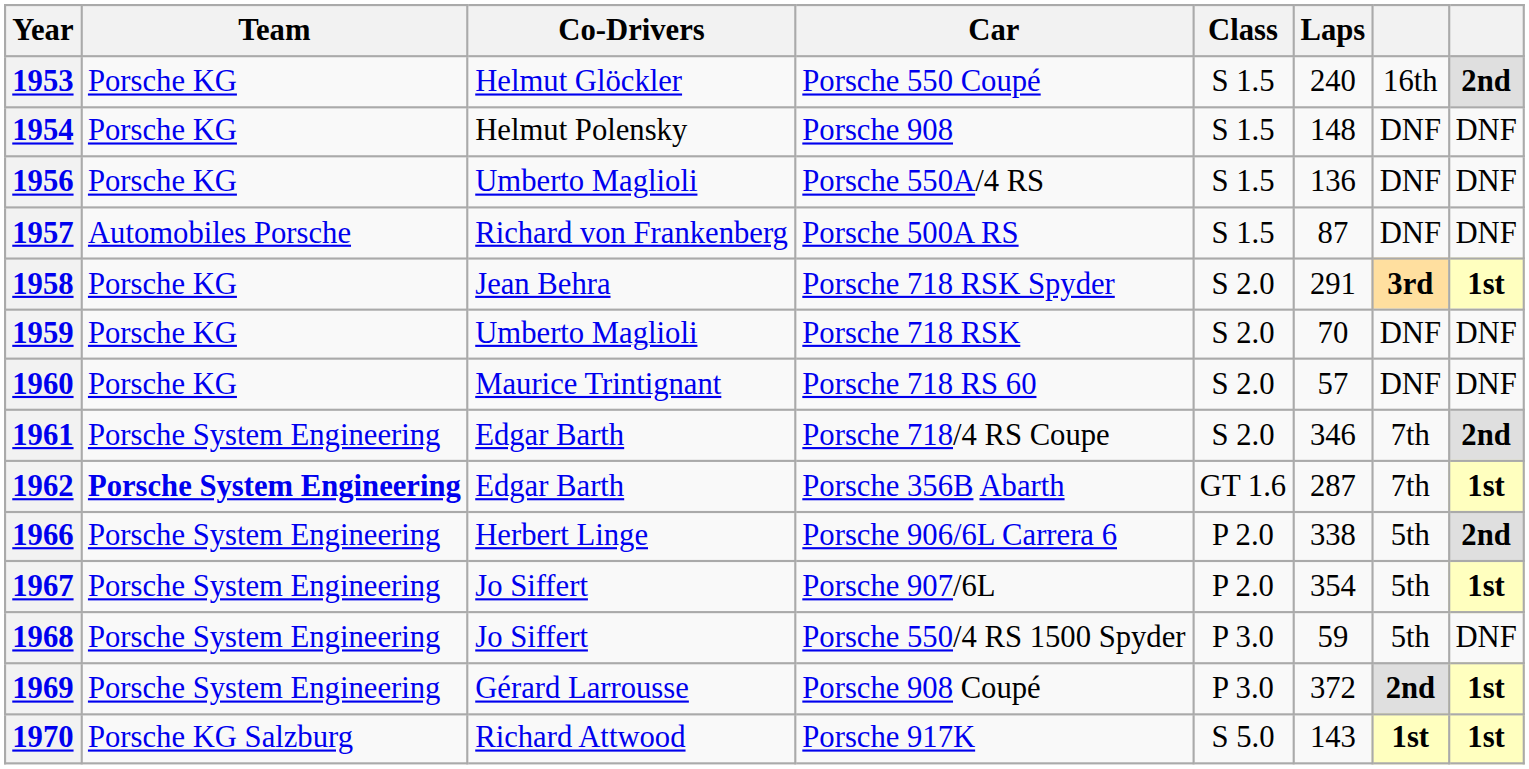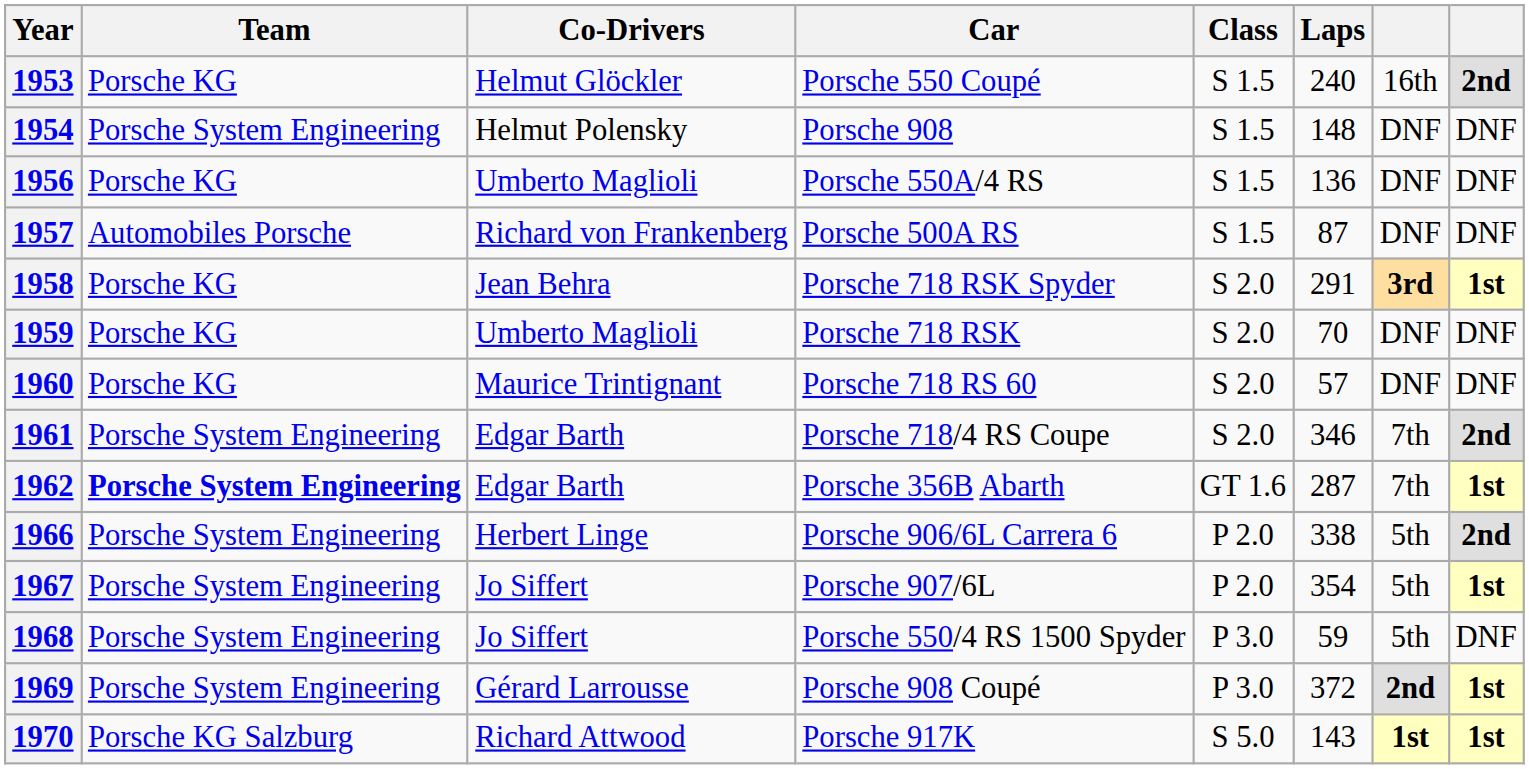(162, 131) Porsche KG -> (264, 131) Porsche System Engineering
